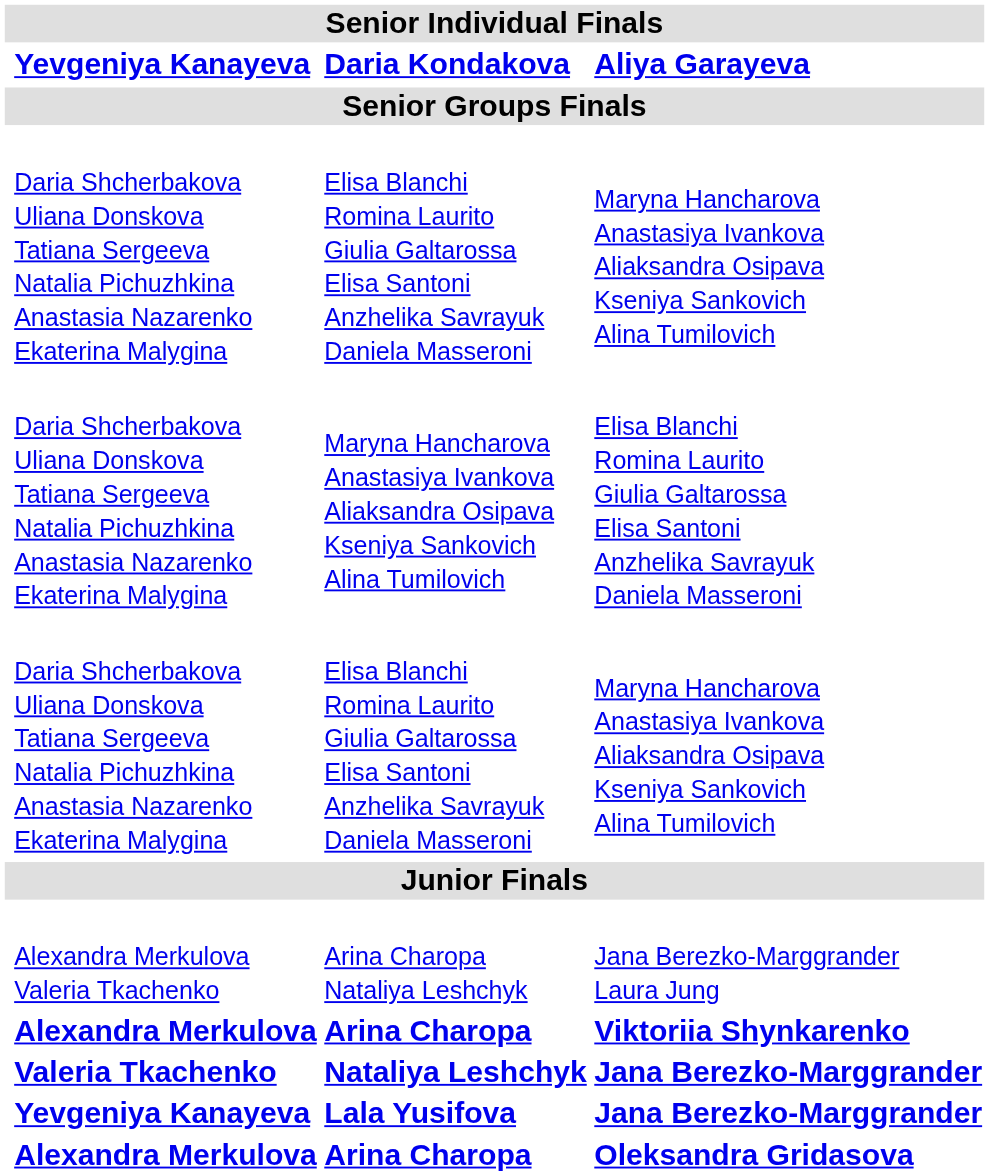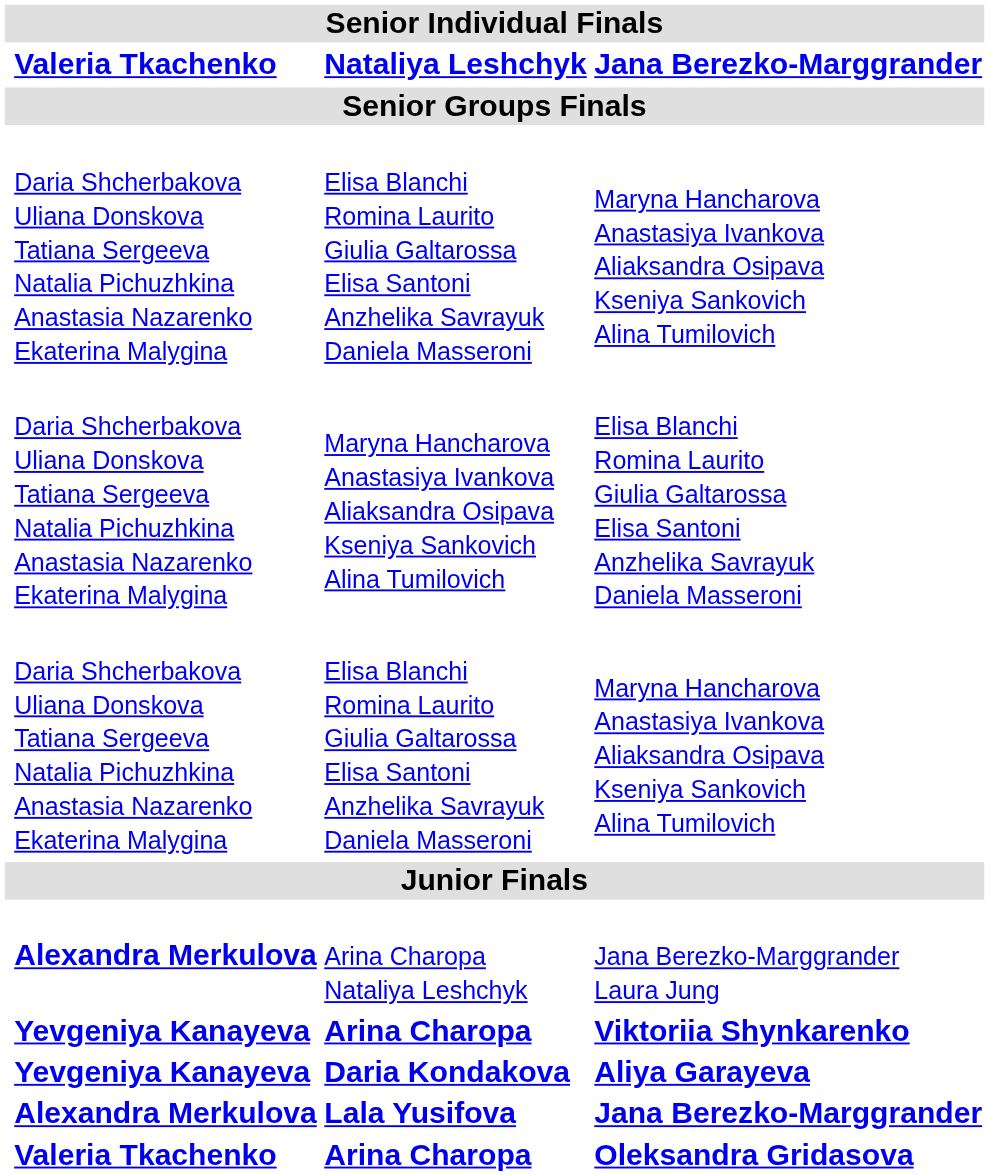rows swapped: (447, 64) <-> (456, 1072)
(132, 974) Alexandra Merkulova Valeria Tkachenko -> (165, 955) Alexandra Merkulova
(165, 1030) Alexandra Merkulova -> (162, 1030) Yevgeniya Kanayeva
(162, 1113) Yevgeniya Kanayeva -> (165, 1113) Alexandra Merkulova
(165, 1154) Alexandra Merkulova -> (145, 1154) Valeria Tkachenko
